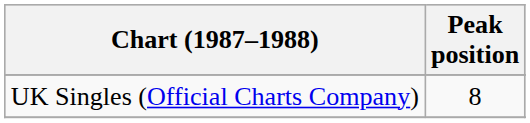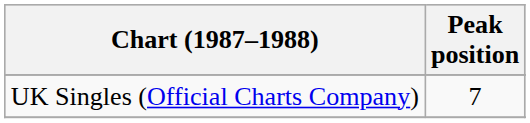(475, 95) 8 -> (475, 95) 7
